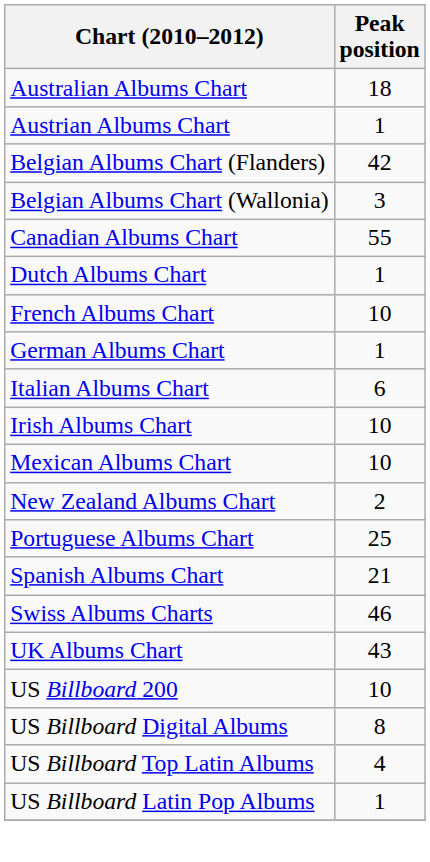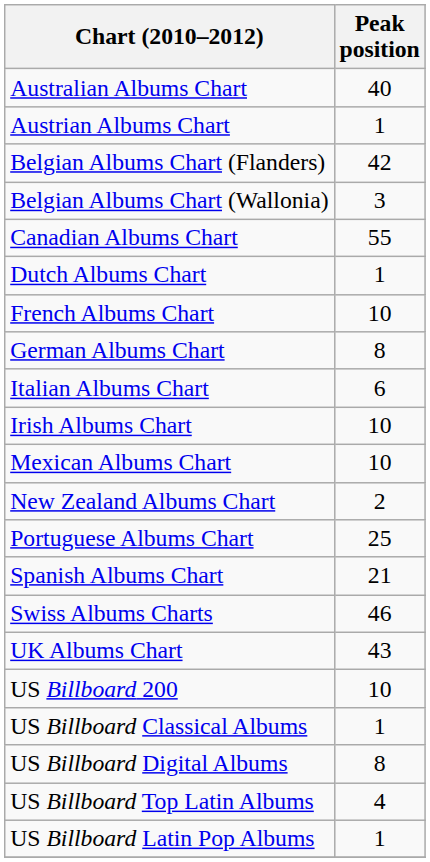(380, 87) 18 -> (380, 87) 40
(380, 350) 1 -> (380, 350) 8
+ row: (159, 725)
